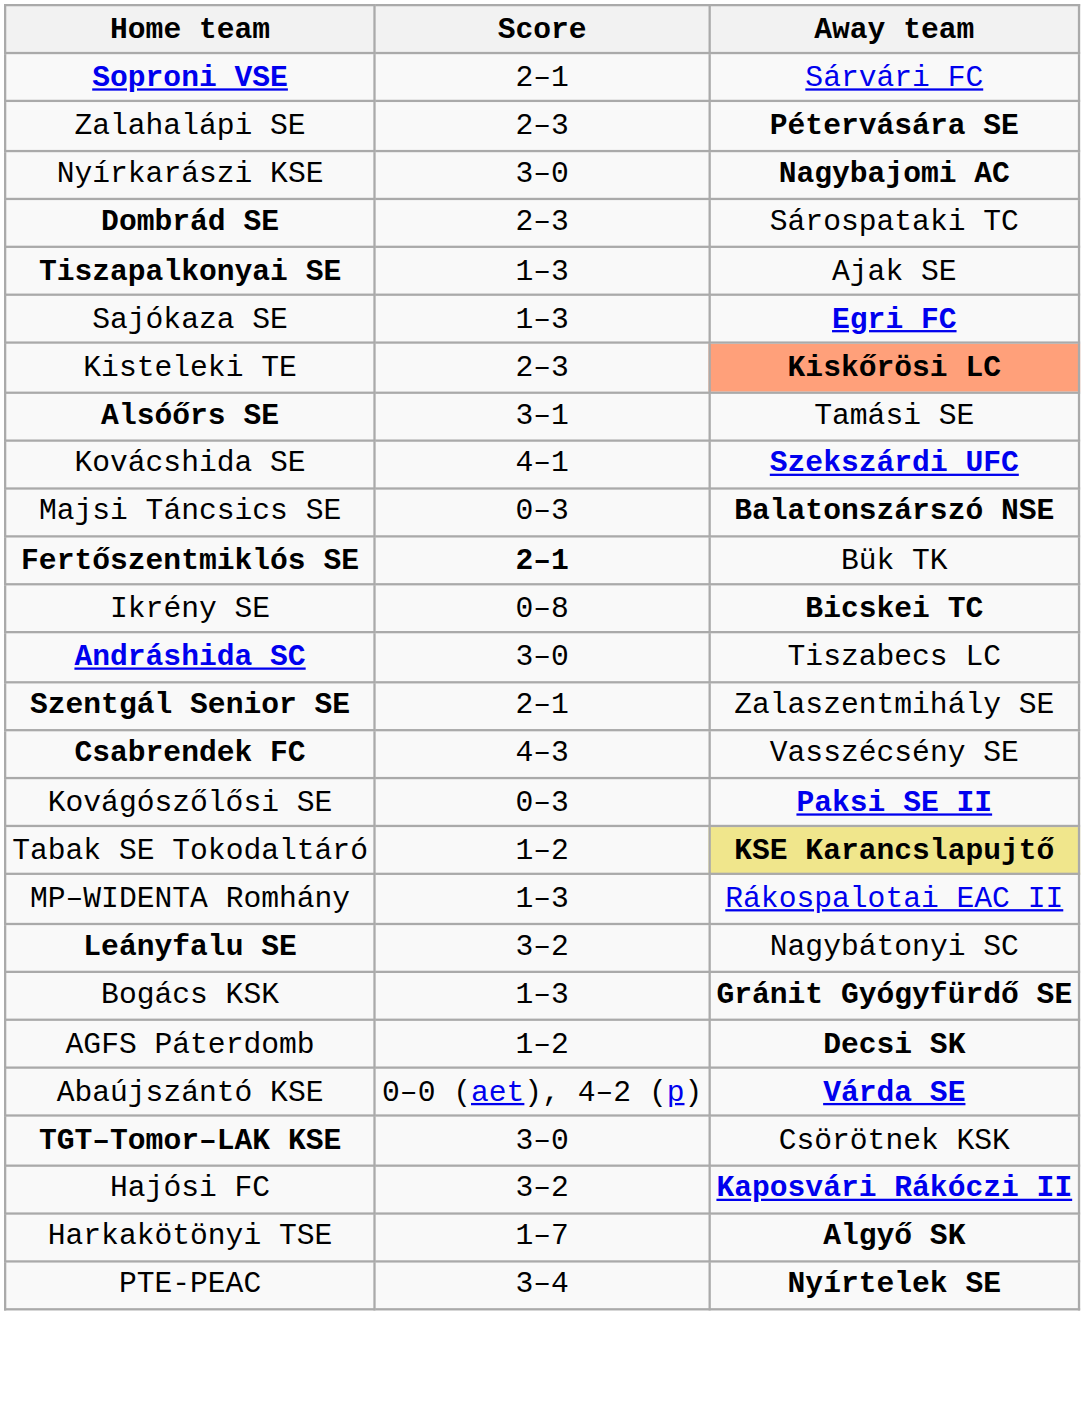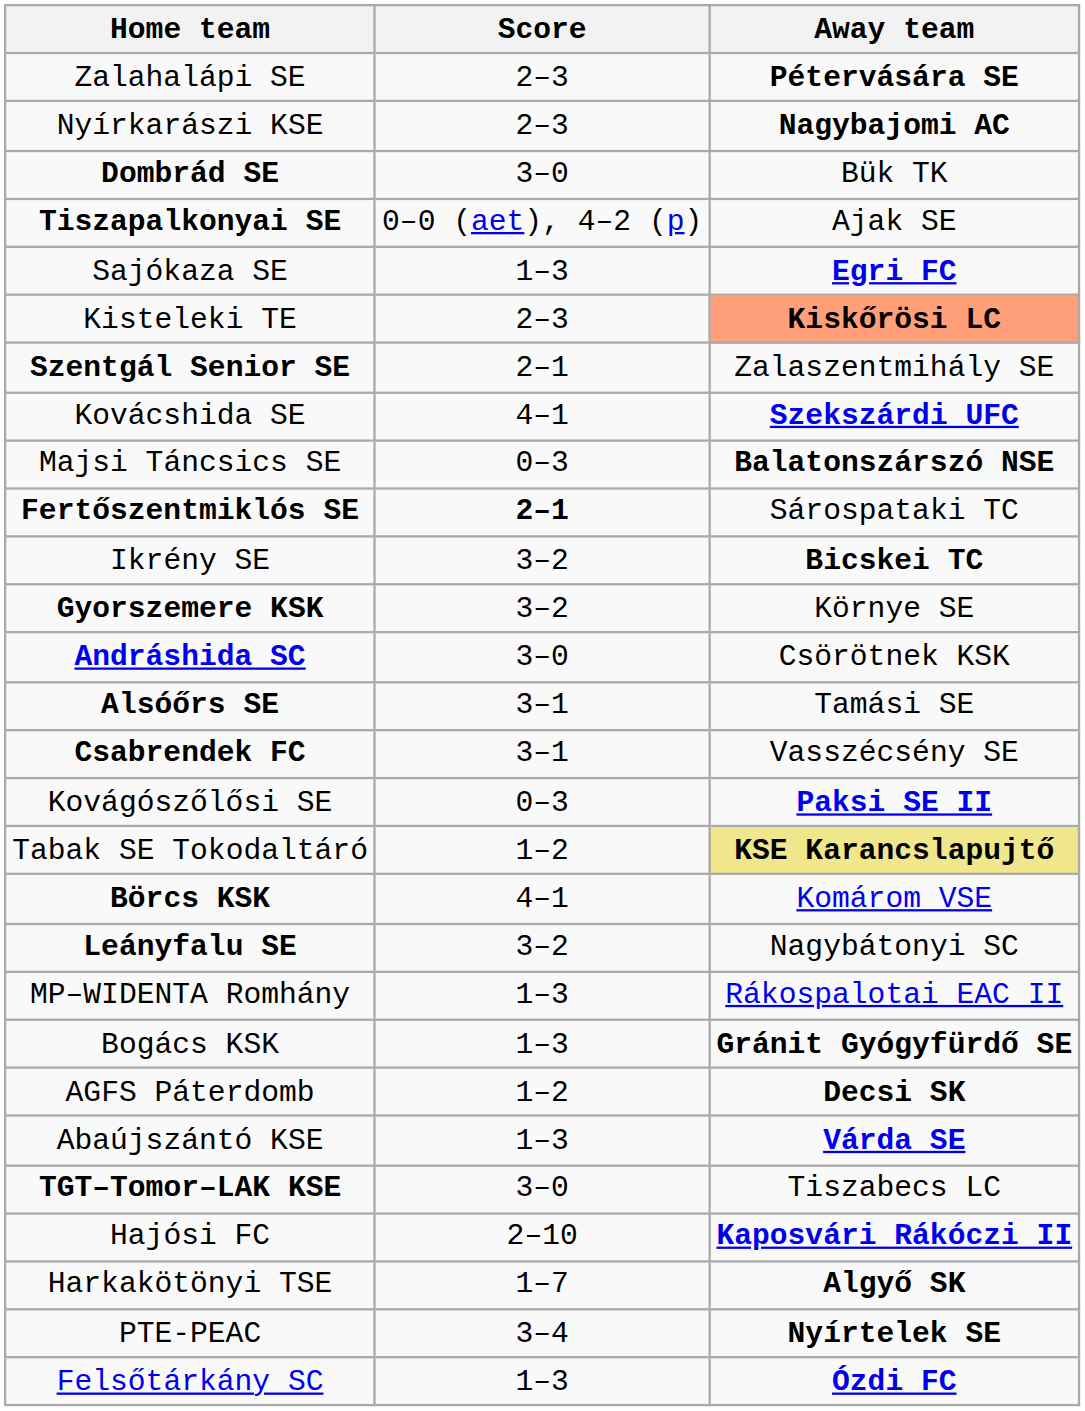- row: (190, 78)
(542, 174) 3–0 -> (542, 126) 2–3
(542, 223) 2–3 -> (542, 174) 3–0
(894, 223) Sárospataki TC -> (894, 174) Bük TK
(542, 271) 1–3 -> (542, 223) 0–0 (aet), 4–2 (p)
rows swapped: (190, 416) <-> (190, 706)
(894, 561) Bük TK -> (894, 512) Sárospataki TC
(542, 609) 0–8 -> (542, 561) 3–2
+ row: (190, 609)
(894, 657) Tiszabecs LC -> (894, 657) Csörötnek KSK
(542, 754) 4–3 -> (542, 754) 3–1
+ row: (190, 899)
rows swapped: (190, 947) <-> (190, 899)
(542, 1092) 0–0 (aet), 4–2 (p) -> (542, 1140) 1–3
(894, 1140) Csörötnek KSK -> (894, 1189) Tiszabecs LC
(542, 1189) 3–2 -> (542, 1237) 2–10
+ row: (190, 1382)
